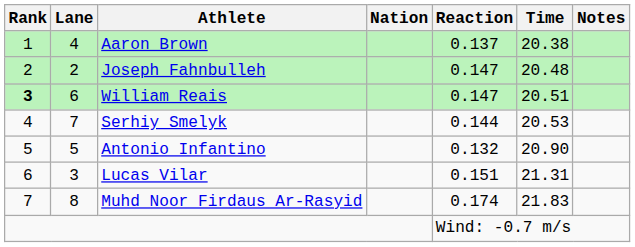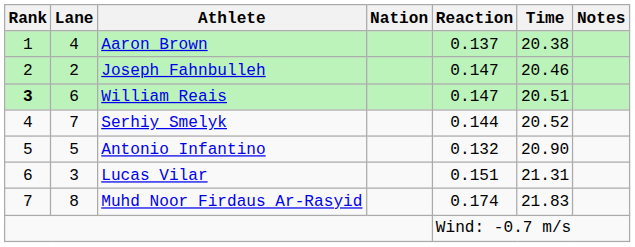(545, 70) 20.48 -> (545, 70) 20.46
(545, 123) 20.53 -> (545, 123) 20.52
